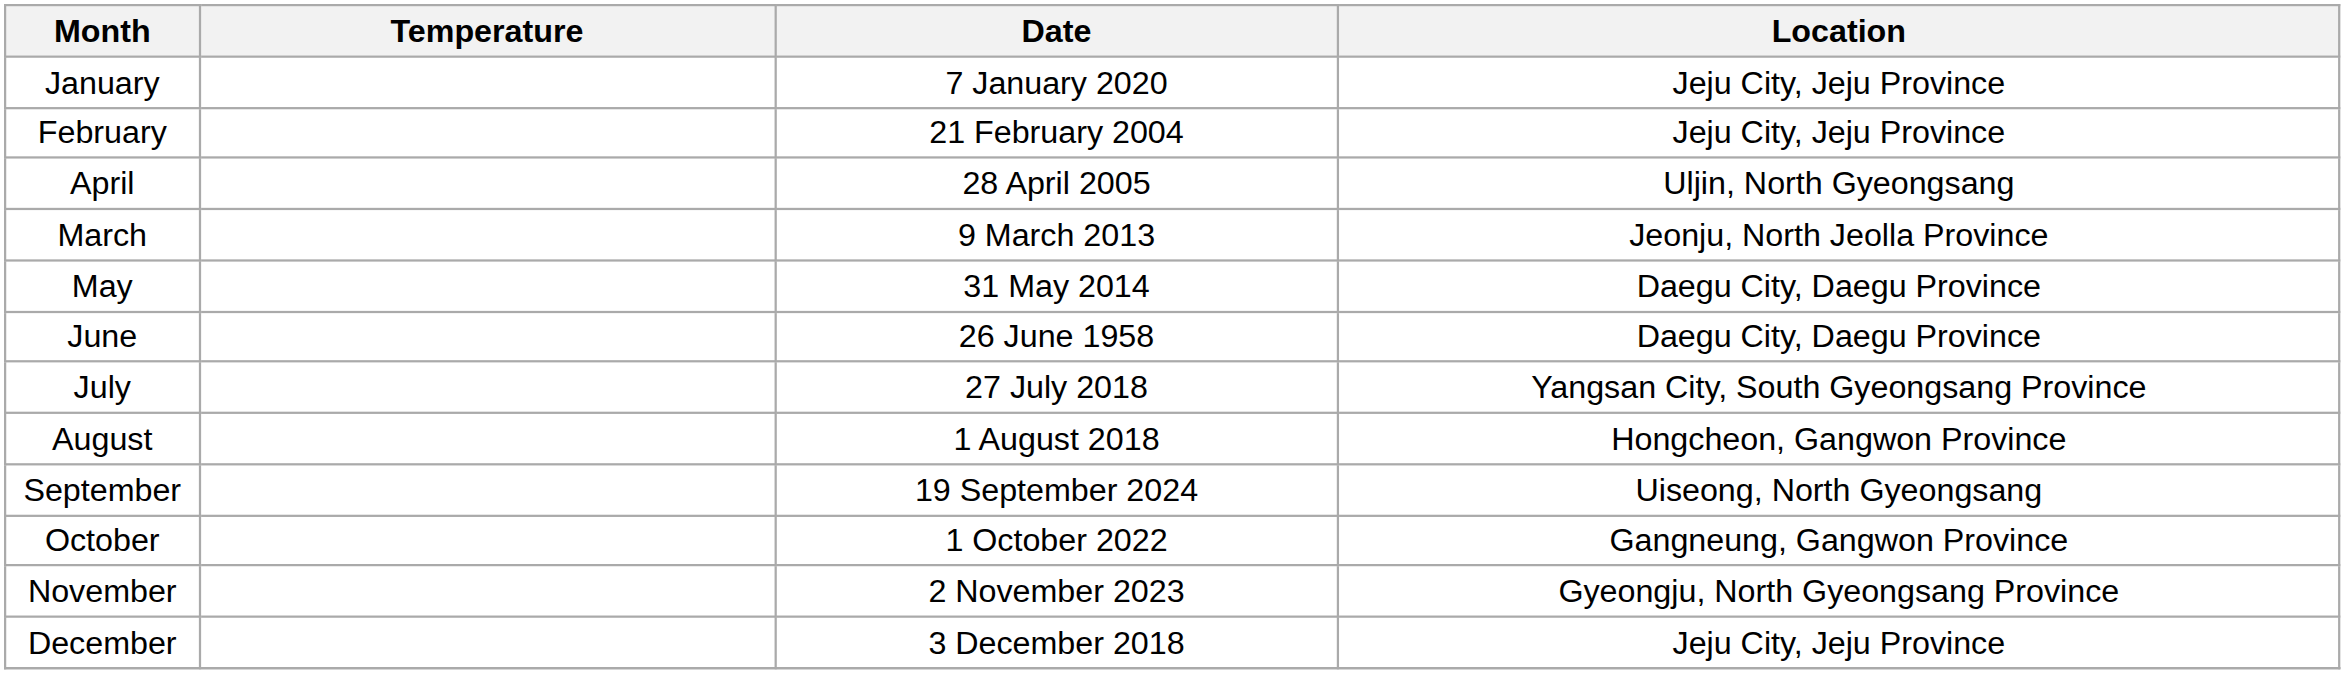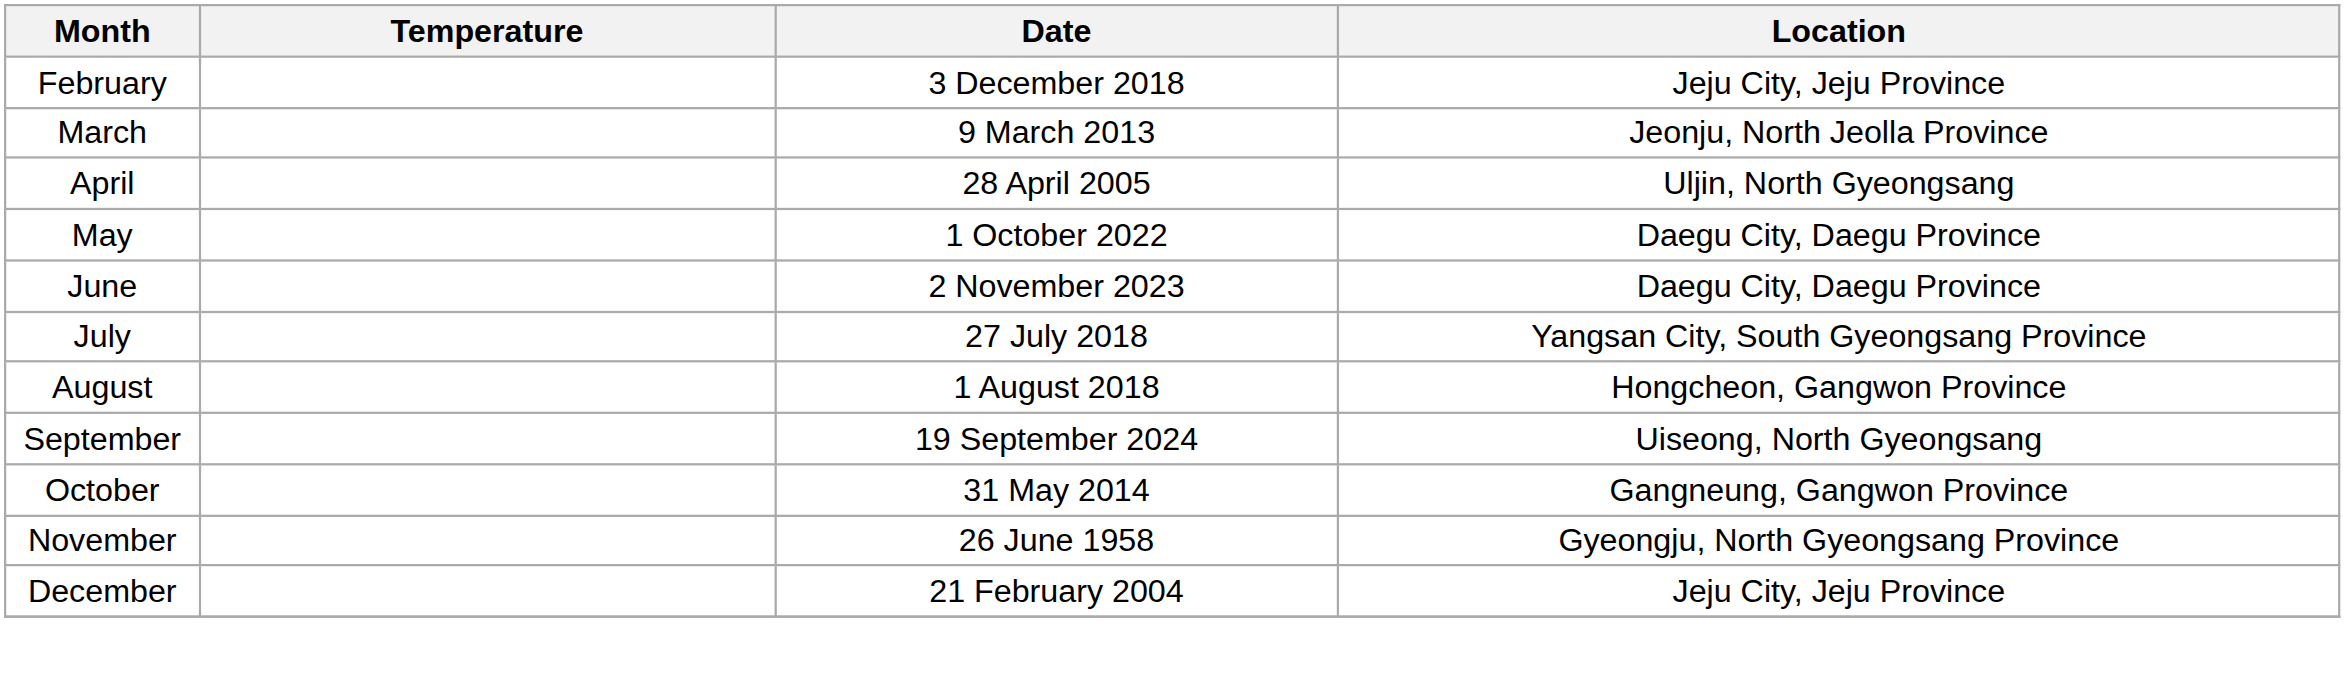- row: (102, 82)
(1057, 133) 21 February 2004 -> (1057, 82) 3 December 2018
rows swapped: (102, 235) <-> (102, 184)
(1057, 286) 31 May 2014 -> (1057, 235) 1 October 2022
(1057, 337) 26 June 1958 -> (1057, 286) 2 November 2023
(1057, 541) 1 October 2022 -> (1057, 490) 31 May 2014
(1057, 592) 2 November 2023 -> (1057, 541) 26 June 1958
(1057, 643) 3 December 2018 -> (1057, 592) 21 February 2004
